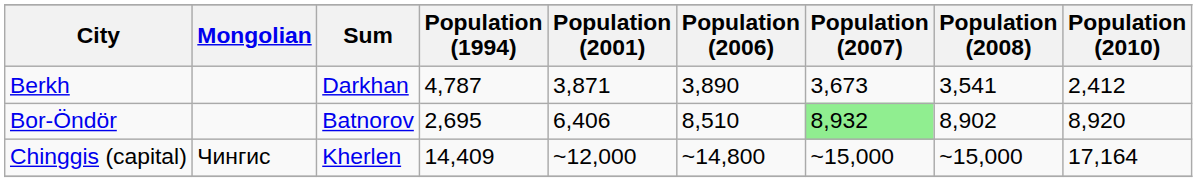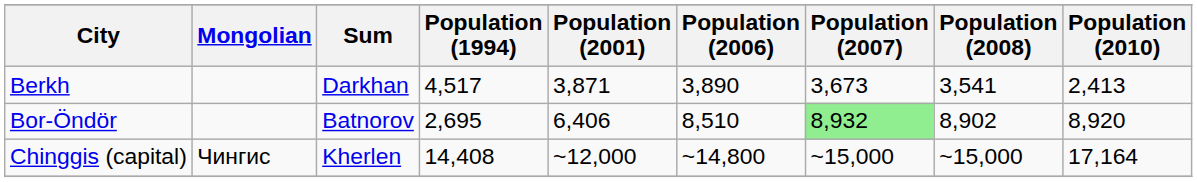(453, 84) 4,787 -> (453, 84) 4,517
(1097, 84) 2,412 -> (1097, 84) 2,413
(459, 157) 14,409 -> (459, 157) 14,408
